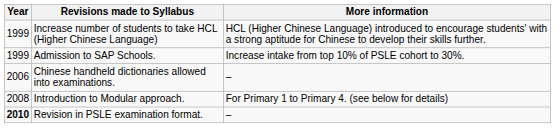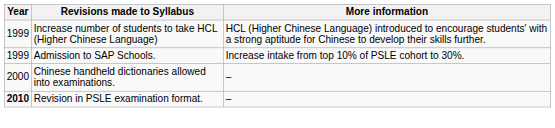(18, 77) 2006 -> (18, 77) 2000
- row: (109, 99)
